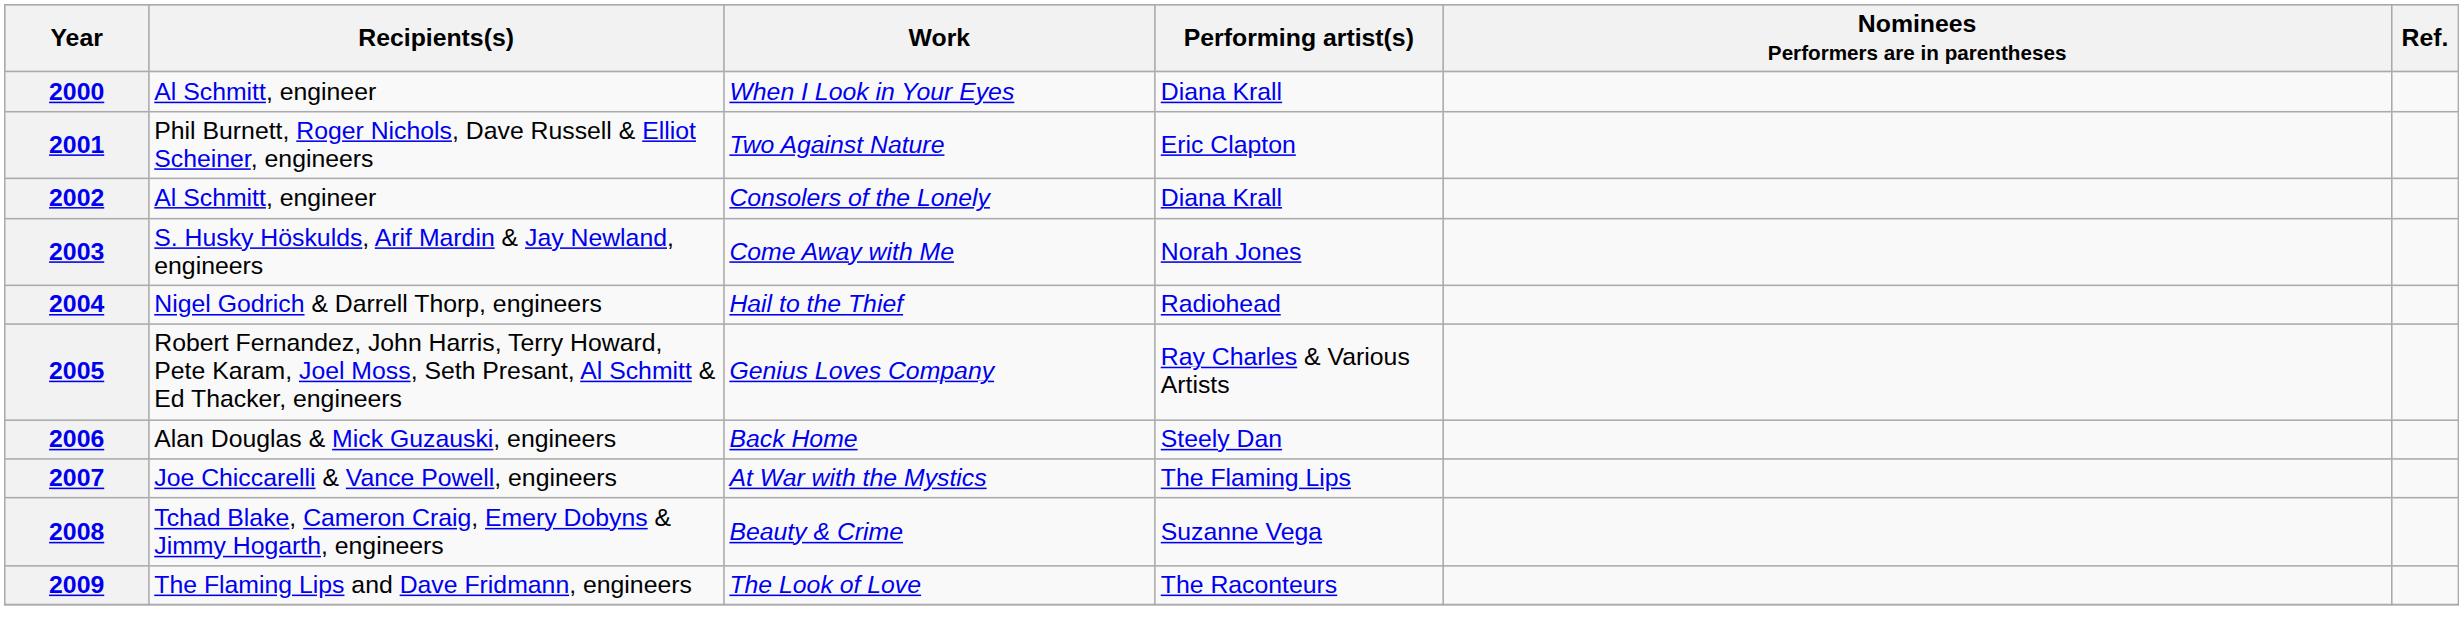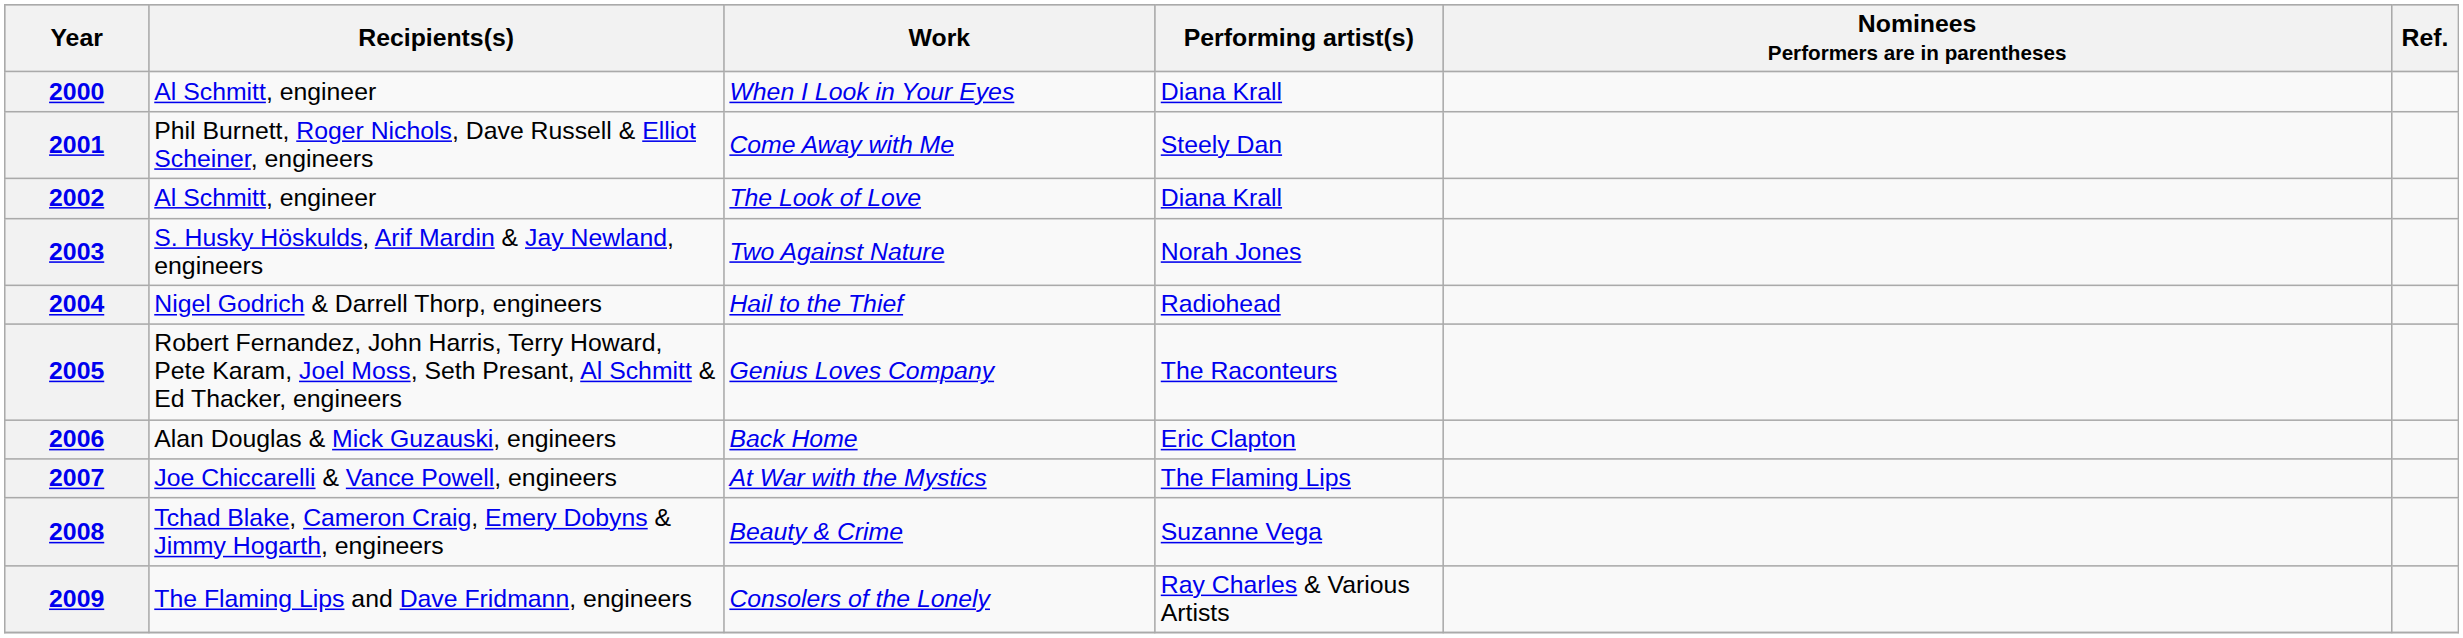(837, 144) Two Against Nature -> (842, 144) Come Away with Me
(1228, 144) Eric Clapton -> (1221, 144) Steely Dan
(860, 197) Consolers of the Lonely -> (825, 197) The Look of Love
(842, 251) Come Away with Me -> (837, 251) Two Against Nature
(1285, 371) Ray Charles & Various Artists -> (1249, 371) The Raconteurs
(1221, 438) Steely Dan -> (1228, 438) Eric Clapton
(825, 584) The Look of Love -> (860, 598) Consolers of the Lonely
(1249, 584) The Raconteurs -> (1285, 598) Ray Charles & Various Artists
